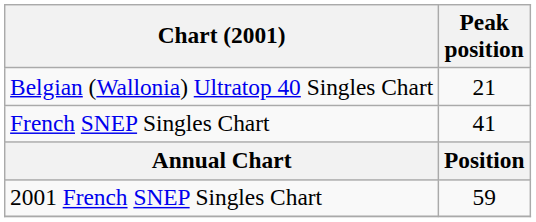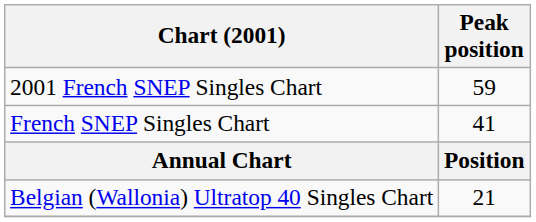rows swapped: (222, 86) <-> (166, 197)
